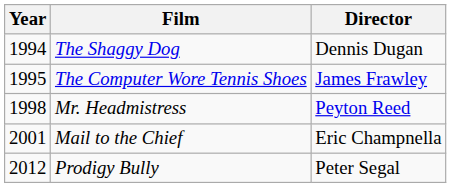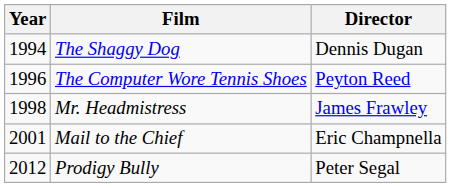(28, 78) 1995 -> (28, 78) 1996
(371, 78) James Frawley -> (363, 78) Peyton Reed
(363, 108) Peyton Reed -> (371, 108) James Frawley
